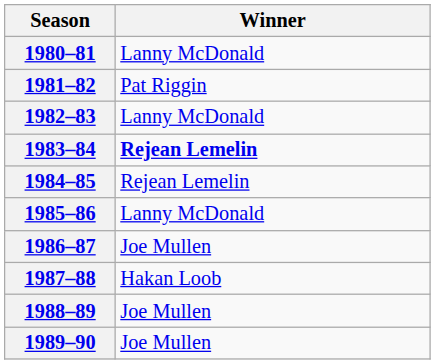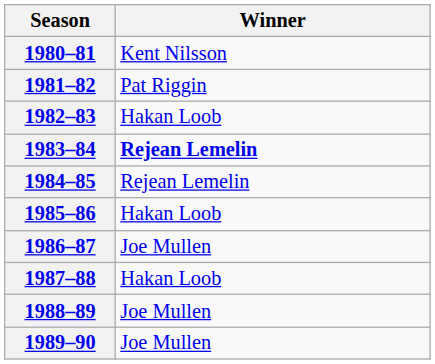(192, 52) Lanny McDonald -> (174, 52) Kent Nilsson
(192, 117) Lanny McDonald -> (171, 117) Hakan Loob
(192, 213) Lanny McDonald -> (171, 213) Hakan Loob
